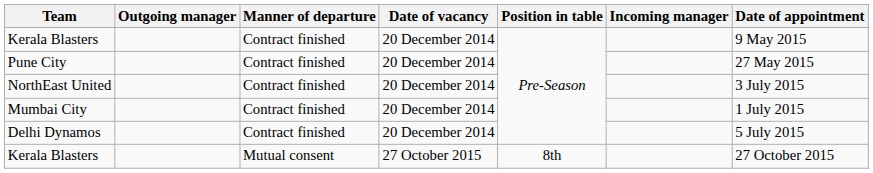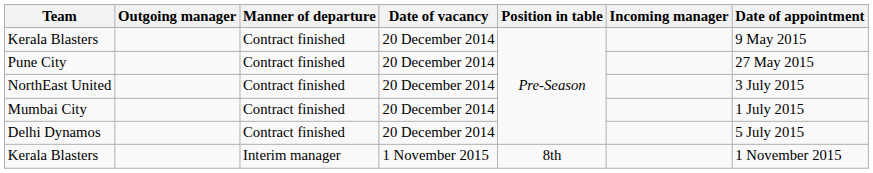- row: (53, 156)
+ row: (53, 156)
